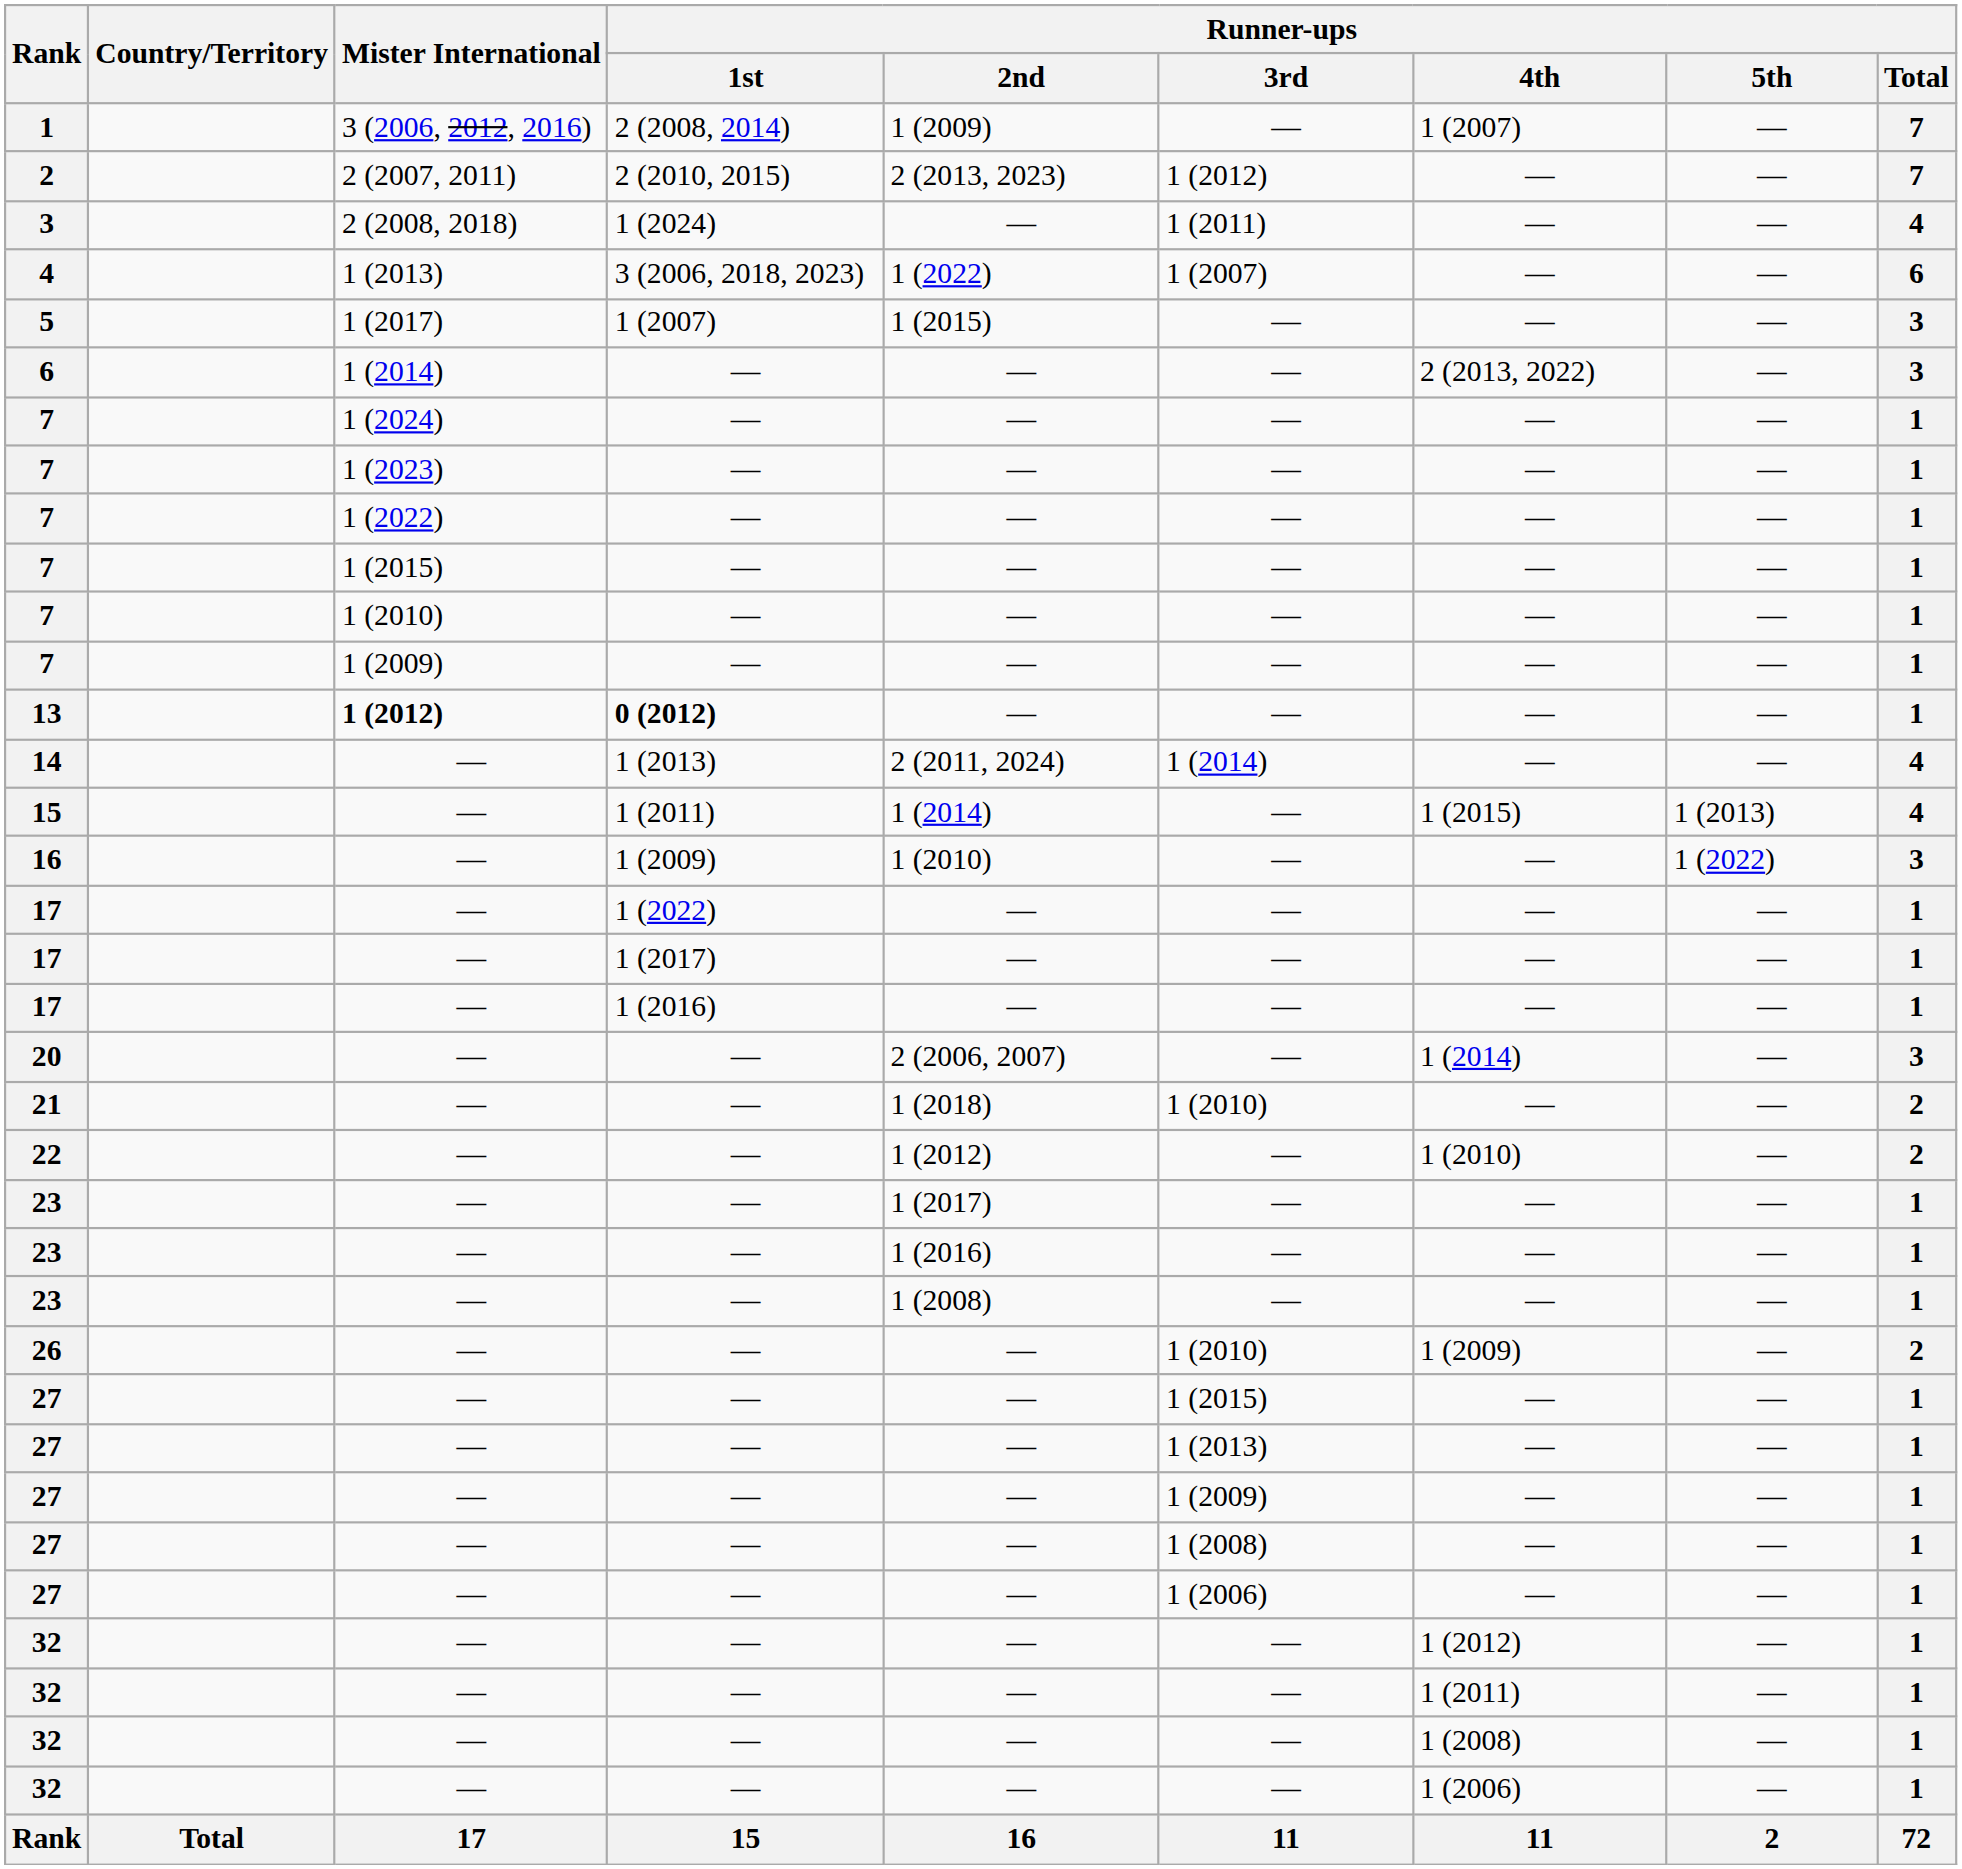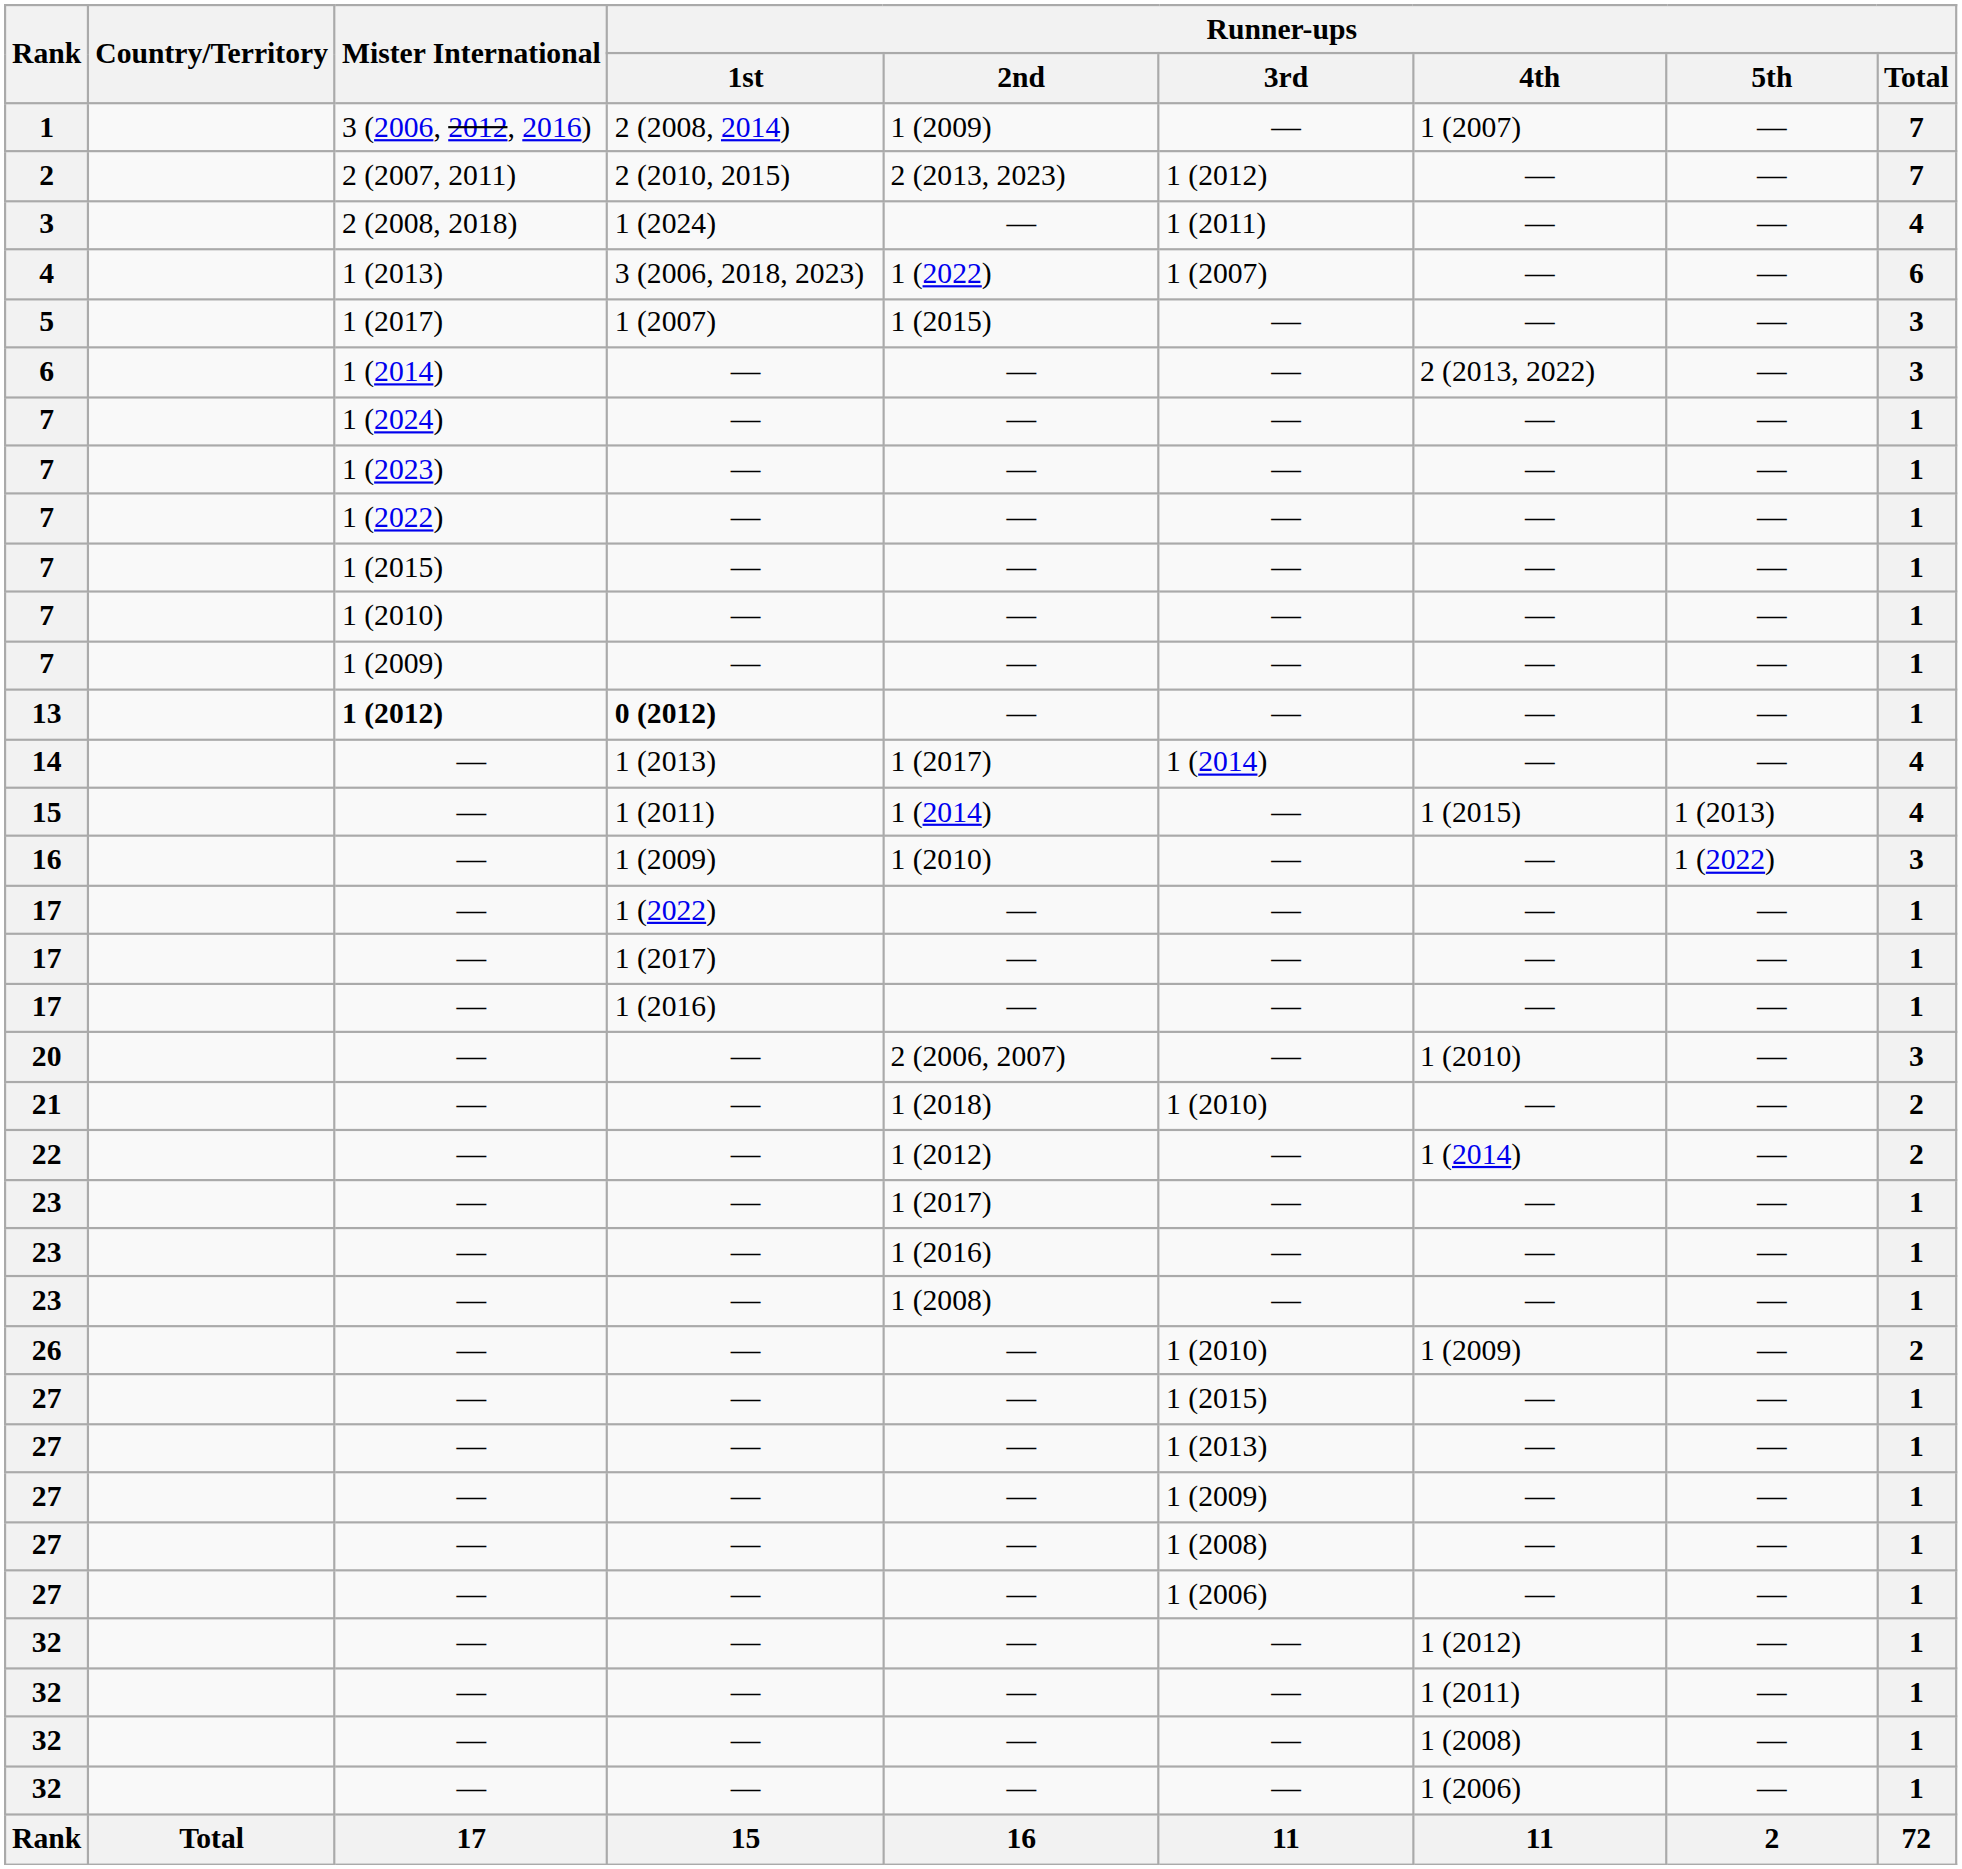(978, 762) 2 (2011, 2024) -> (941, 762) 1 (2017)
(1471, 1055) 1 (2014) -> (1470, 1055) 1 (2010)
(1470, 1153) 1 (2010) -> (1471, 1153) 1 (2014)
